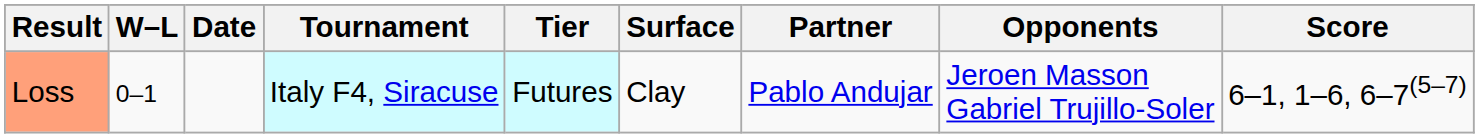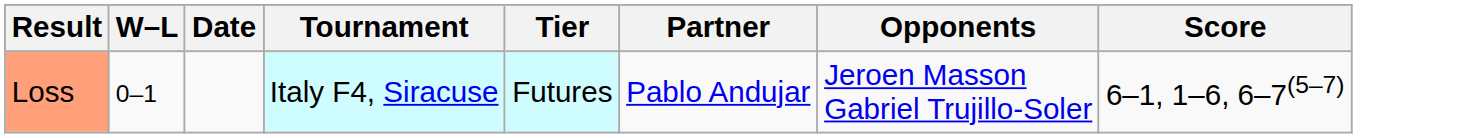- column: (680, 27)
